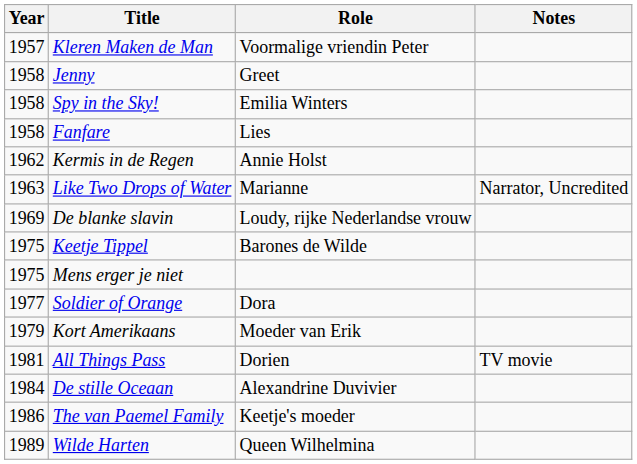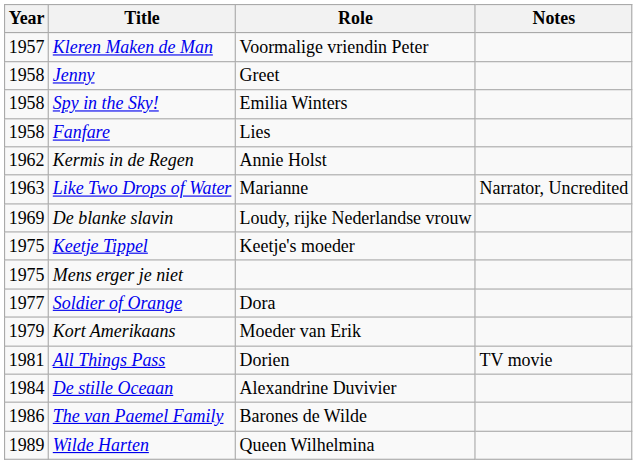(303, 246) Barones de Wilde -> (297, 246) Keetje's moeder
(297, 416) Keetje's moeder -> (303, 416) Barones de Wilde
